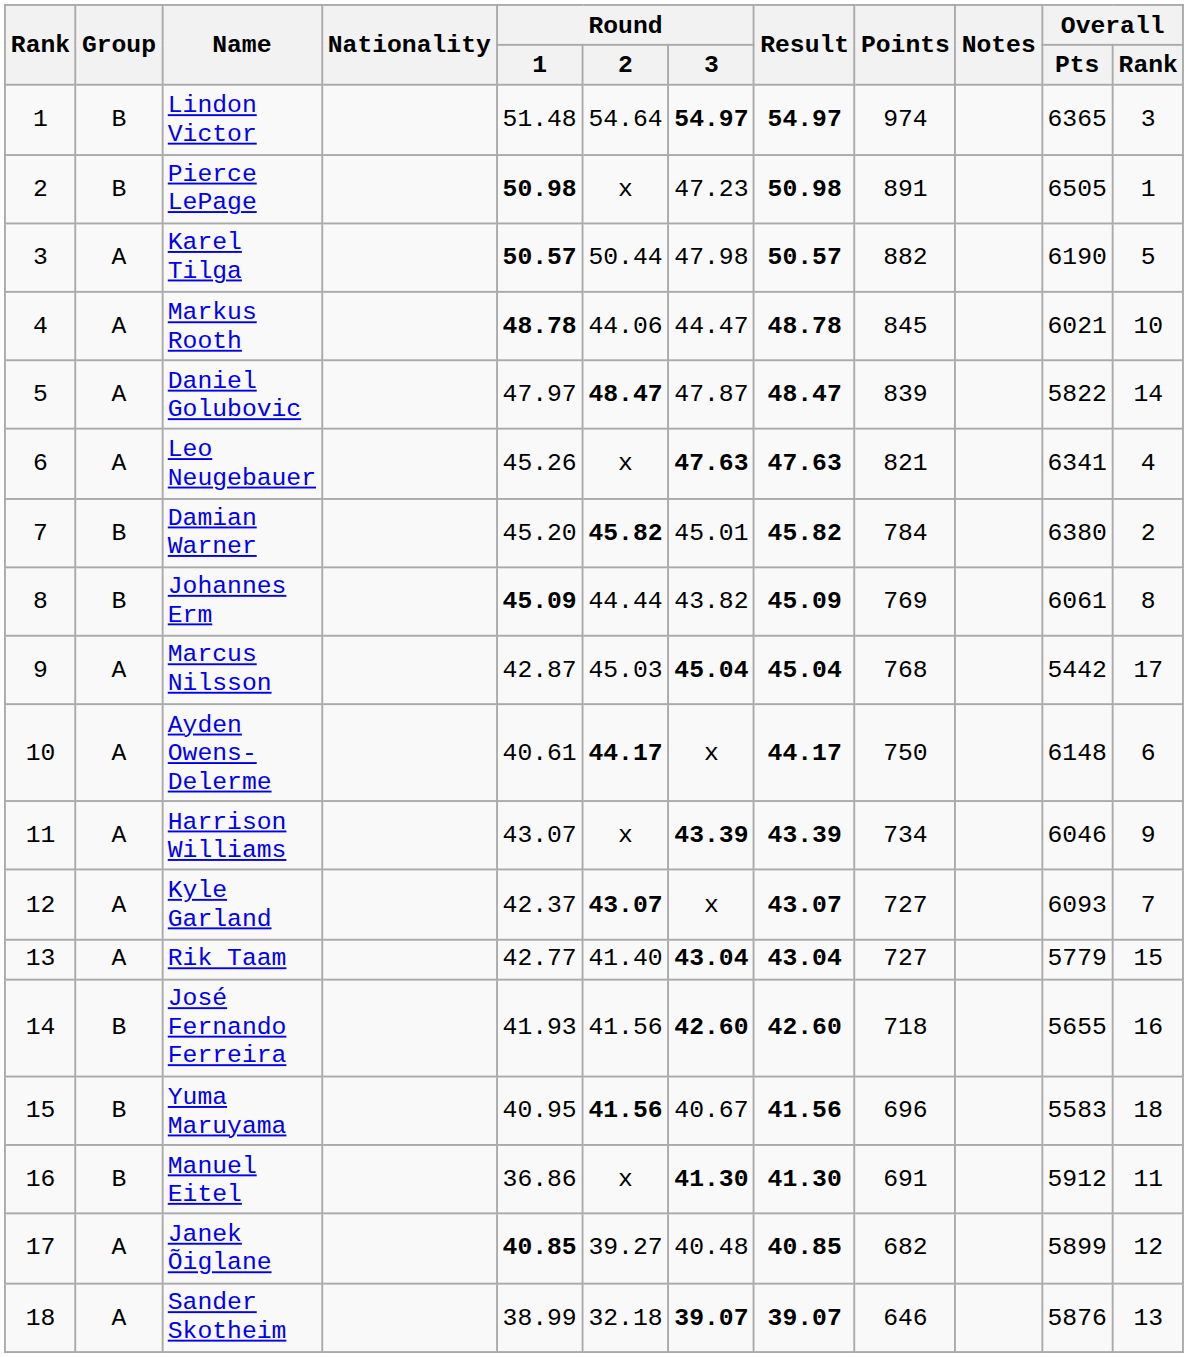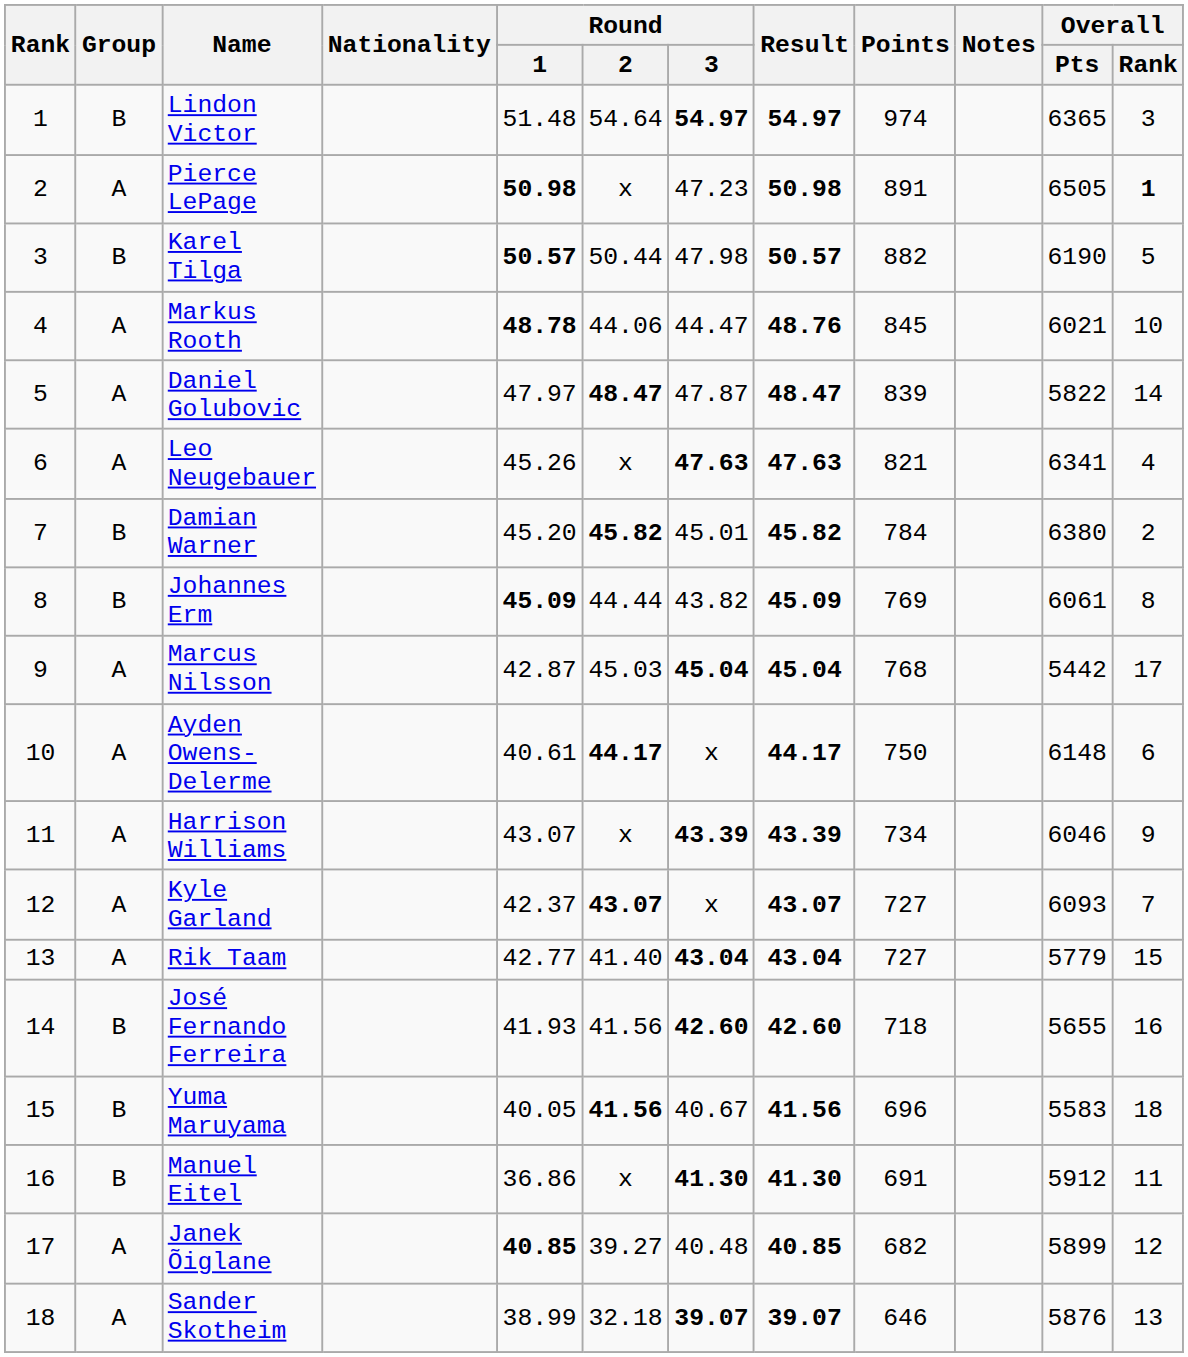(119, 189) B -> (119, 189) A
(1148, 189) normal -> (1148, 189) bold
(119, 257) A -> (119, 257) B
(805, 326) 48.78 -> (805, 326) 48.76
(540, 1111) 40.95 -> (540, 1111) 40.05
